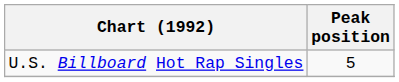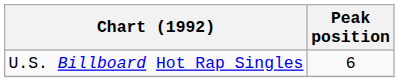(351, 64) 5 -> (351, 64) 6
